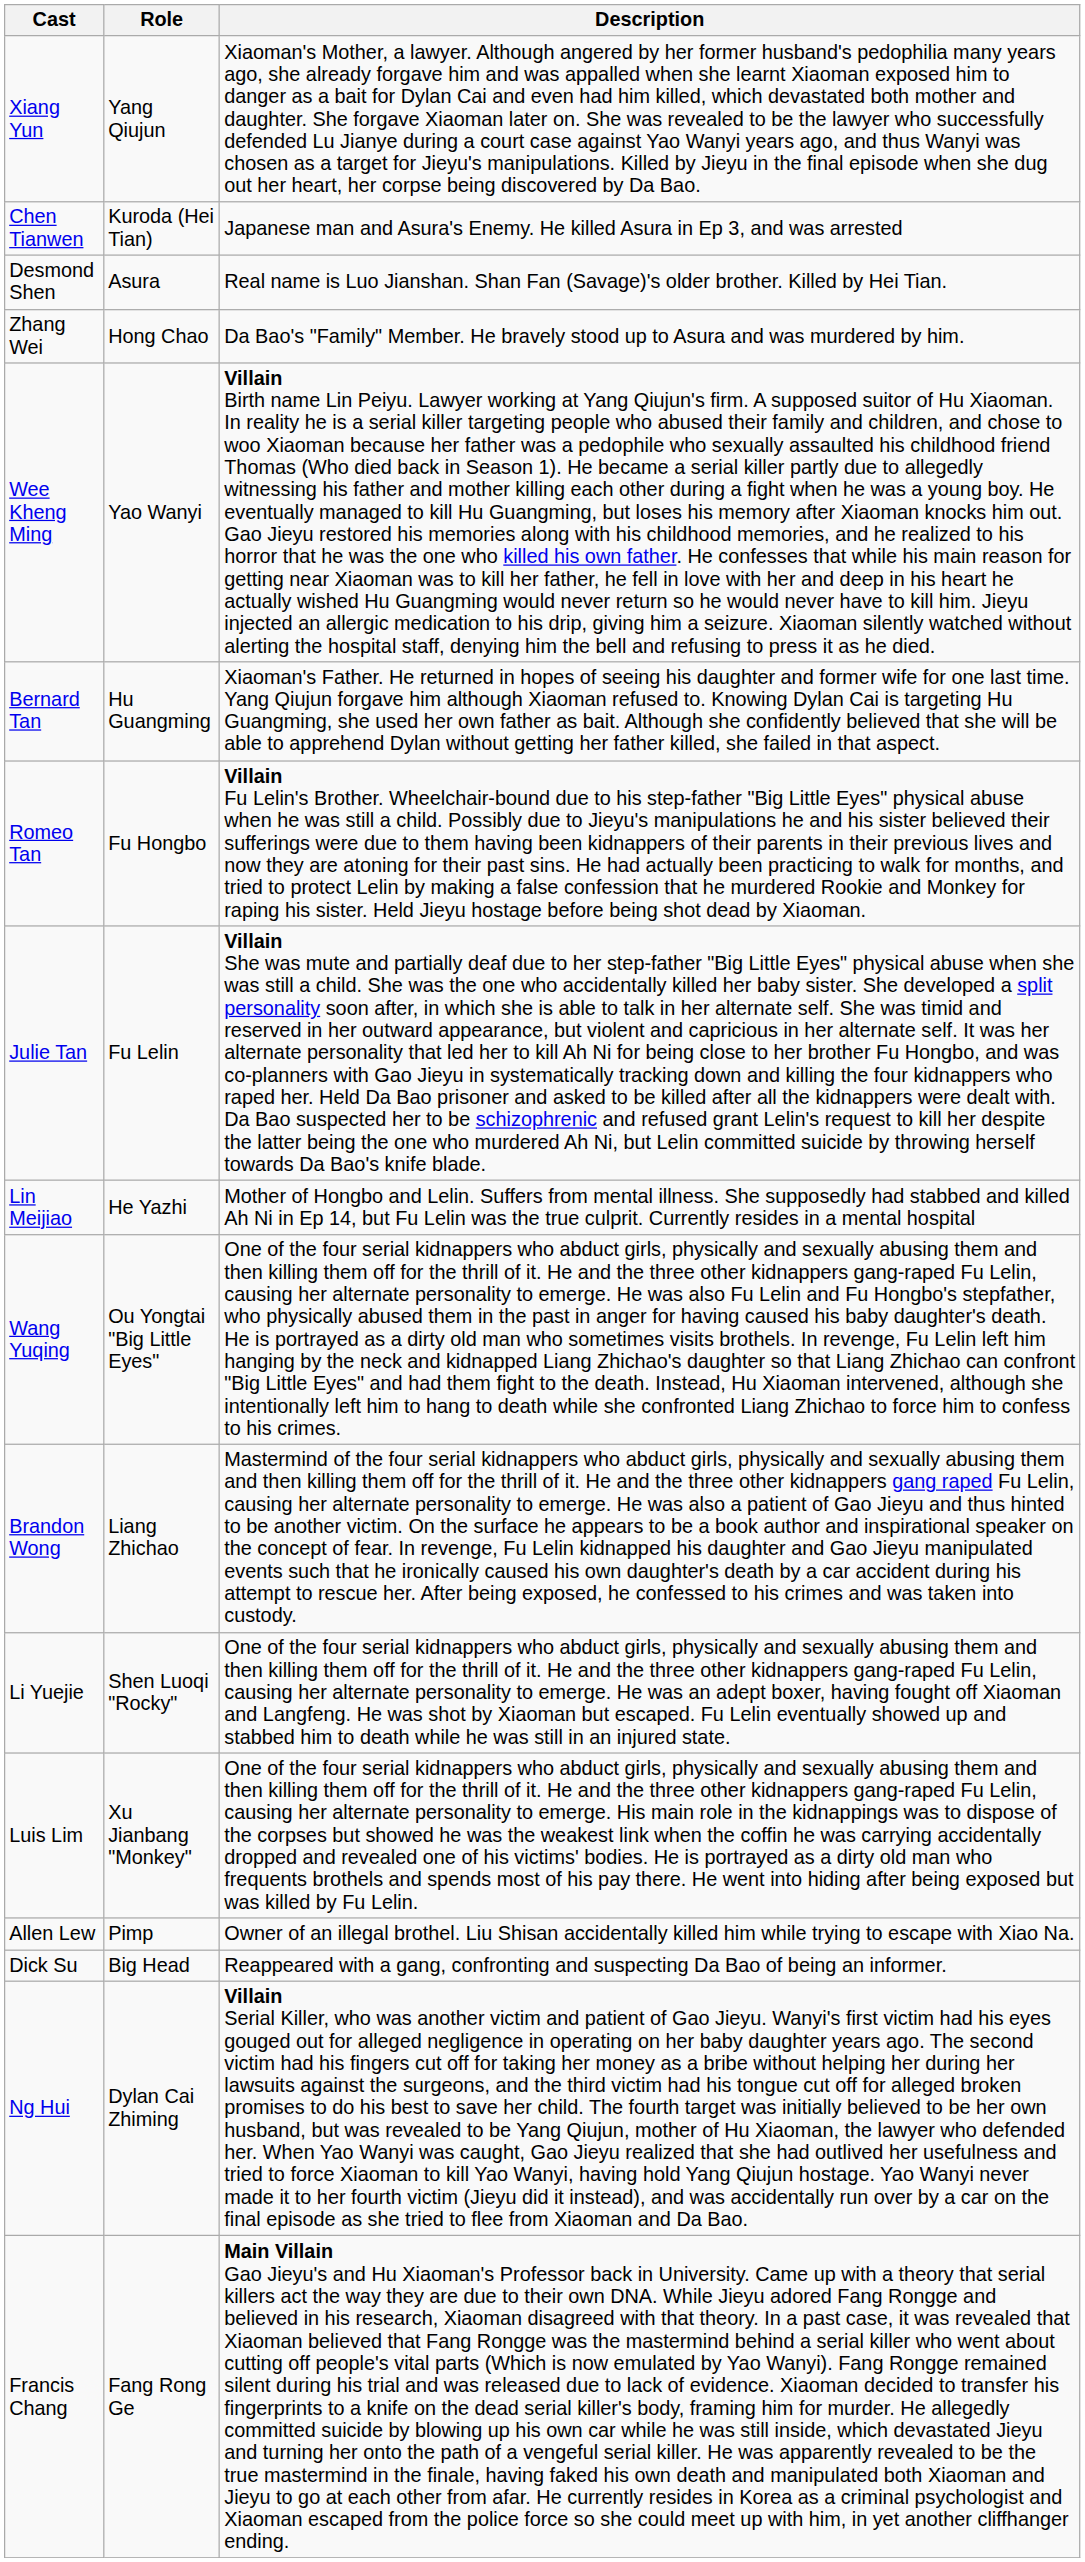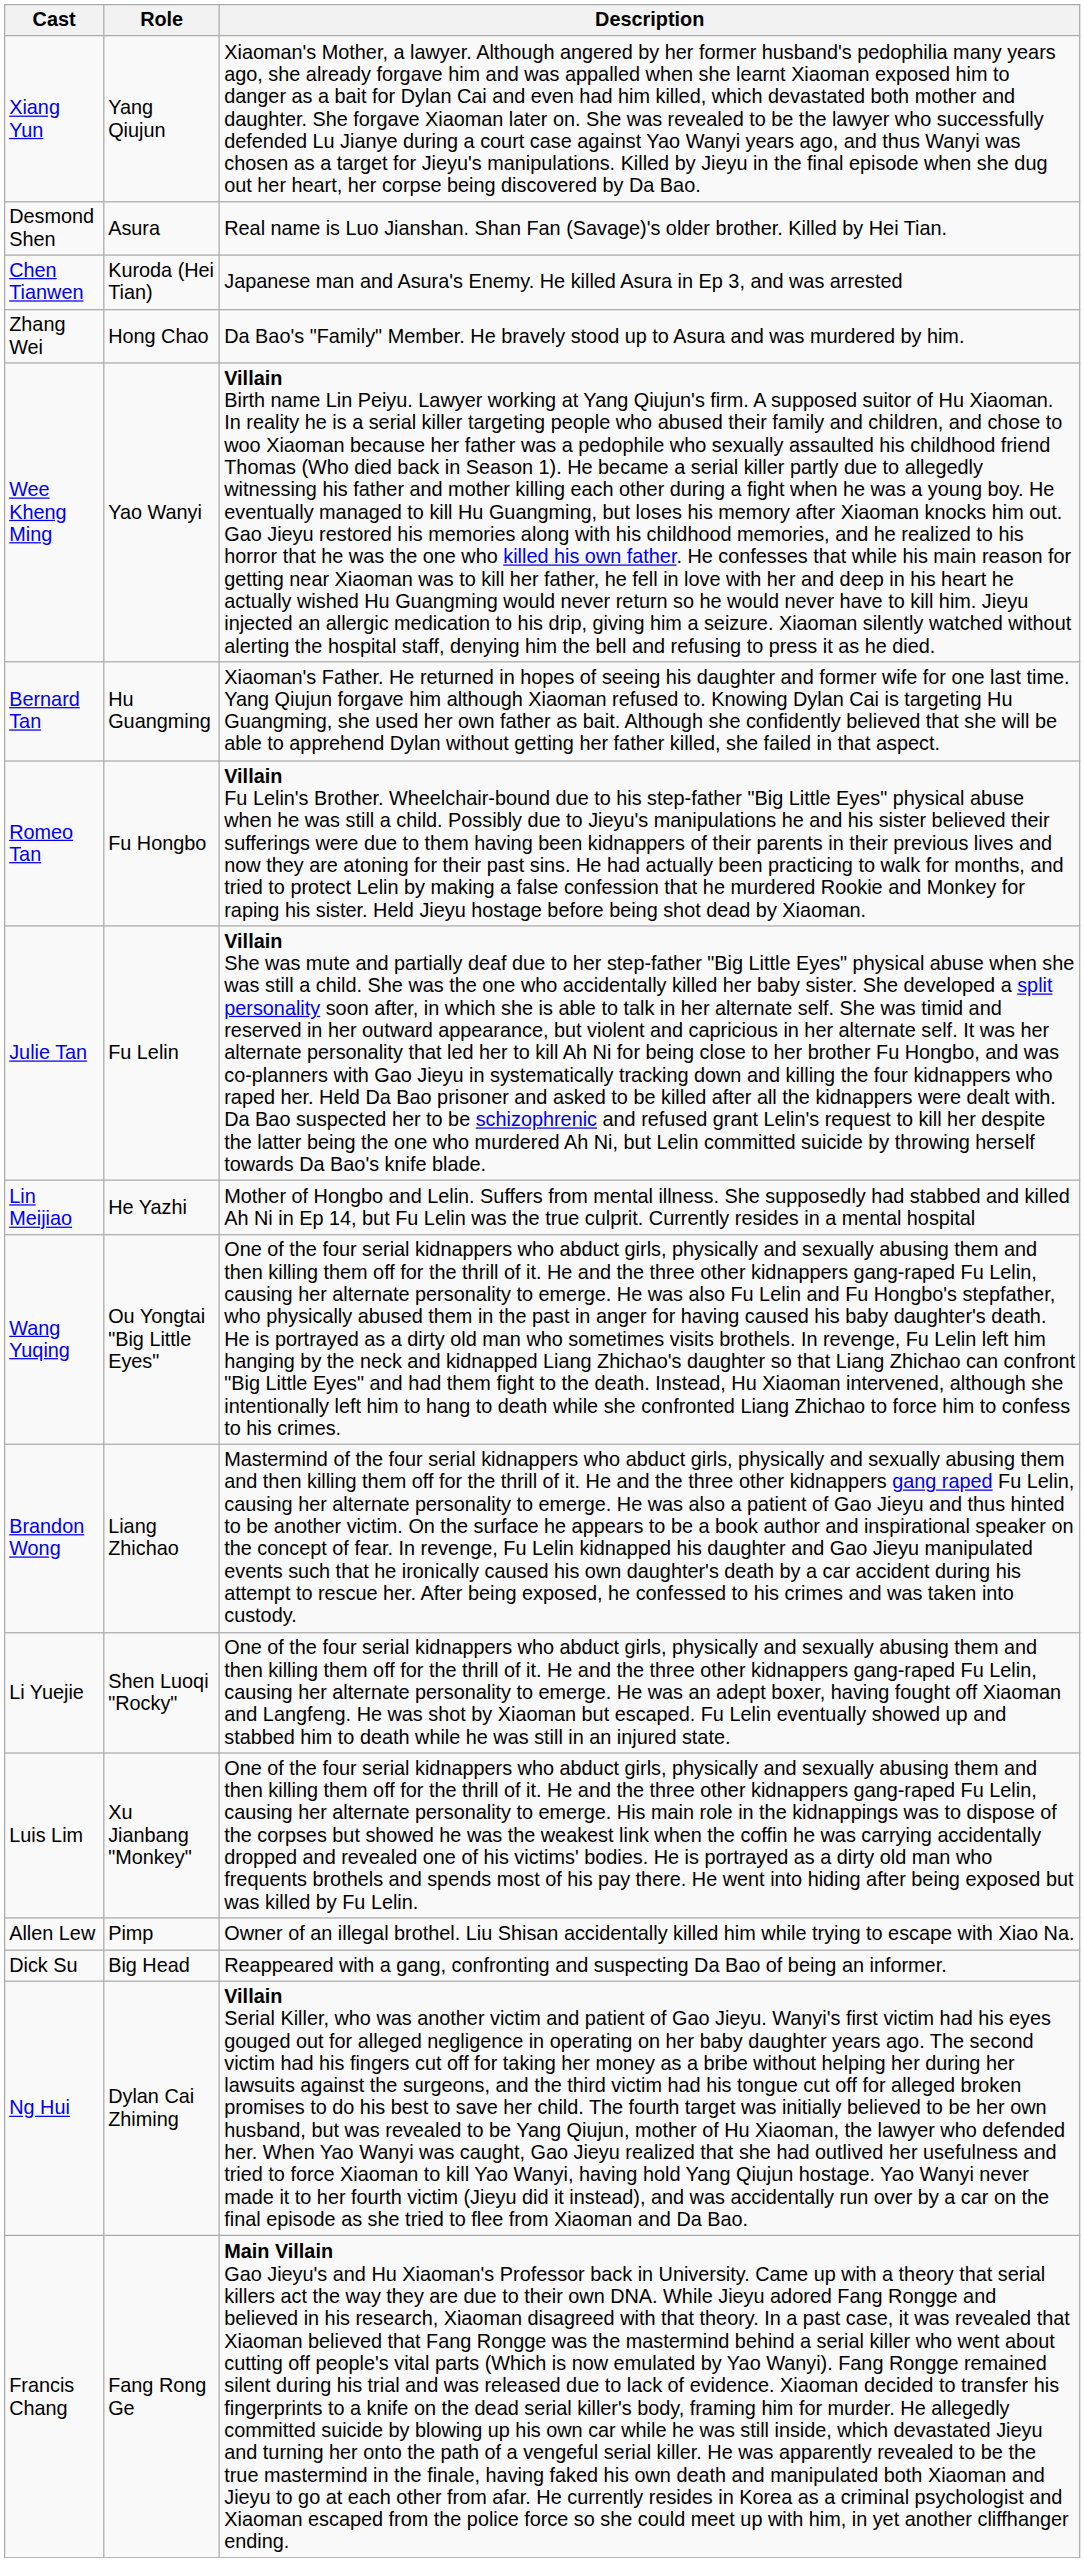rows swapped: (52, 282) <-> (46, 228)
